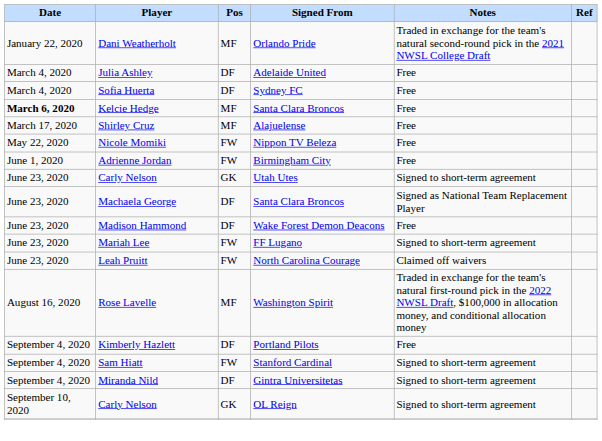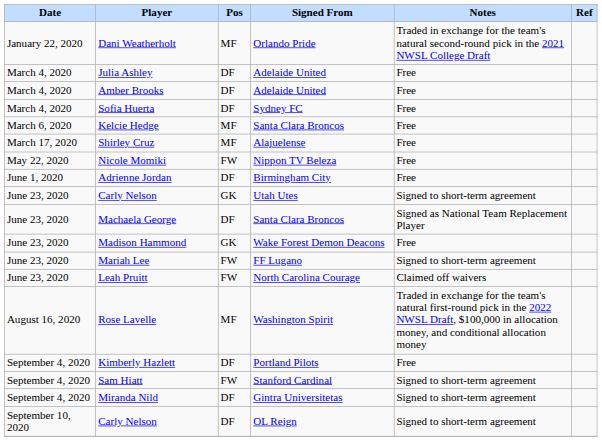+ row: (131, 90)
(41, 108) bold -> (39, 125) normal
(229, 160) FW -> (228, 178) DF
(228, 225) DF -> (229, 243) GK
(229, 404) GK -> (228, 421) DF
